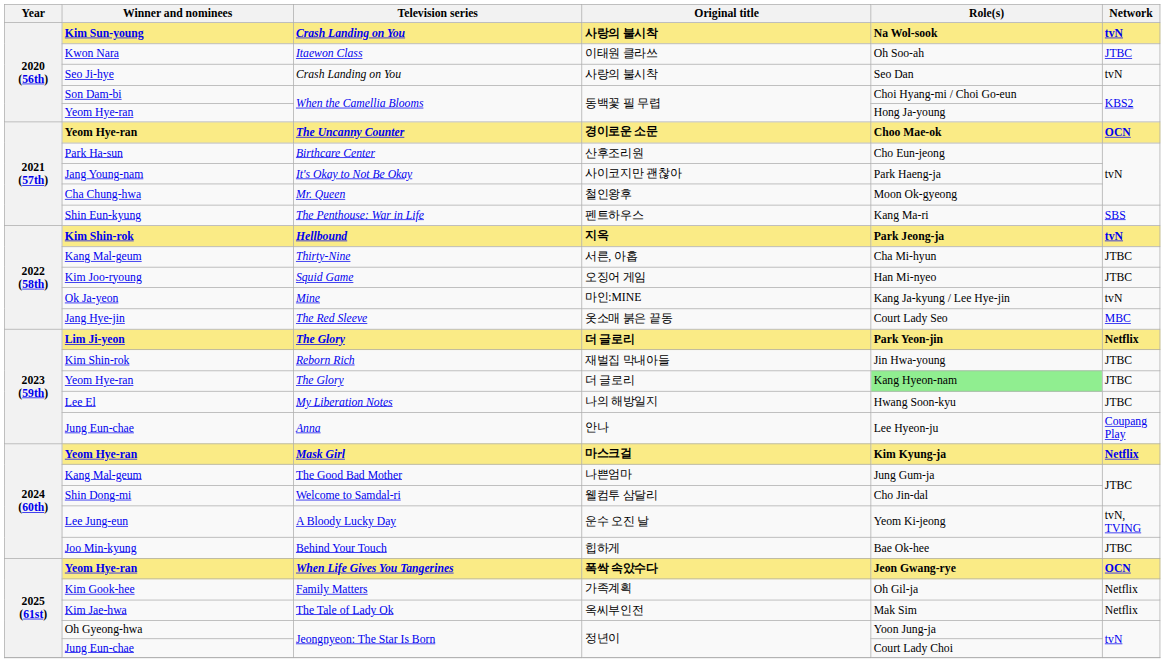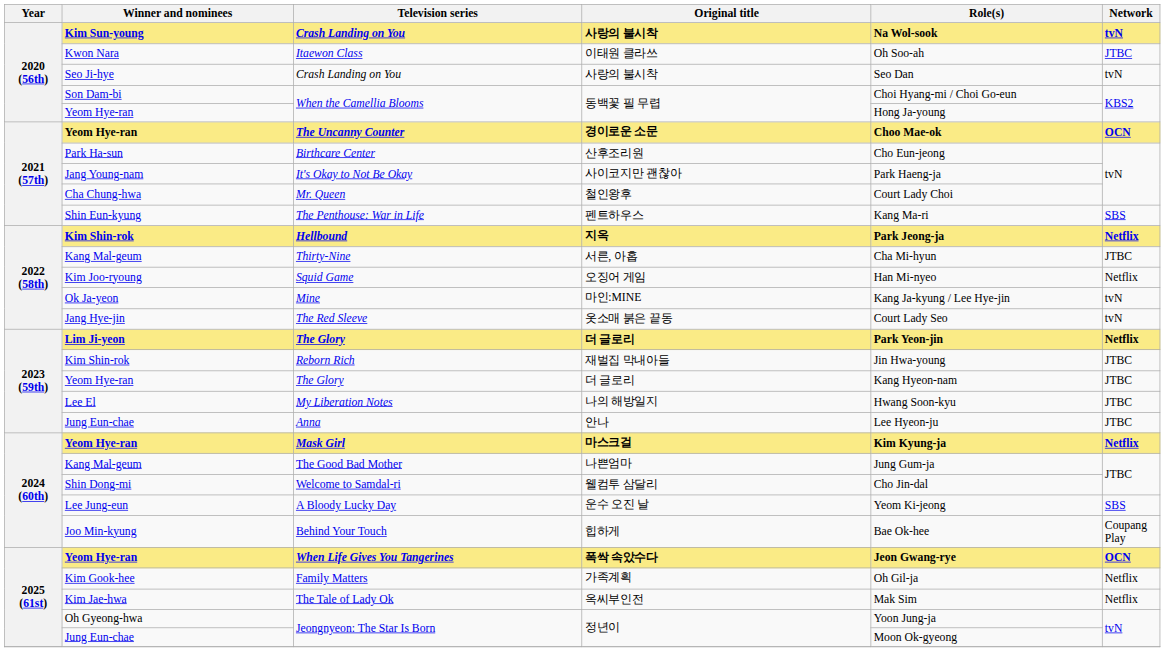(915, 194) Moon Ok-gyeong -> (913, 194) Court Lady Choi
(1114, 236) tvN -> (1122, 236) Netflix
(1118, 277) JTBC -> (1121, 277) Netflix
(1118, 318) MBC -> (1114, 318) tvN
(915, 381) lightgreen background -> (915, 381) no background
(1126, 428) Coupang Play -> (1118, 422) JTBC
(1123, 521) tvN, TVING -> (1115, 505) SBS
(1118, 548) JTBC -> (1126, 531) Coupang Play
(913, 648) Court Lady Choi -> (915, 637) Moon Ok-gyeong
